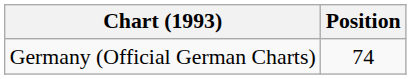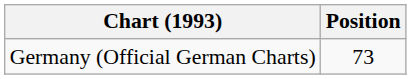(363, 56) 74 -> (363, 56) 73
